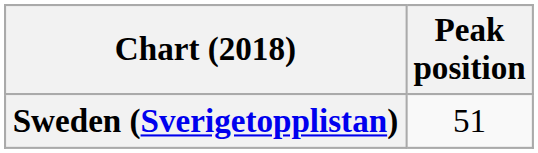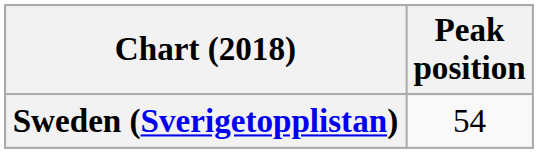(470, 120) 51 -> (470, 120) 54
